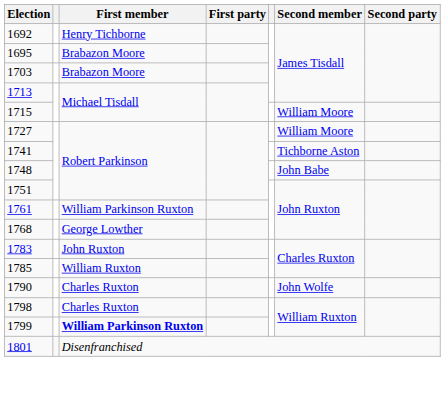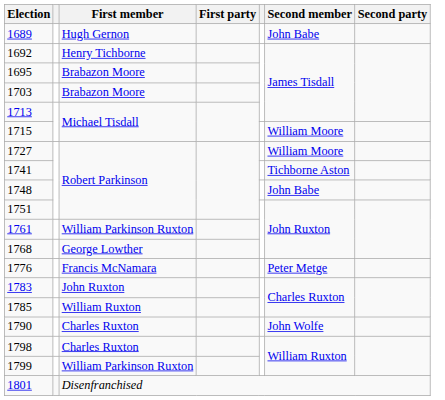+ row: (20, 33)
+ row: (20, 268)
(132, 326) bold -> (128, 365) normal
